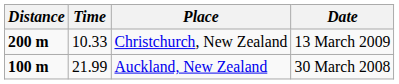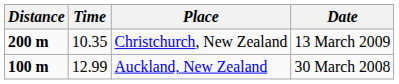(90, 41) 10.33 -> (90, 41) 10.35
(90, 66) 21.99 -> (90, 66) 12.99
